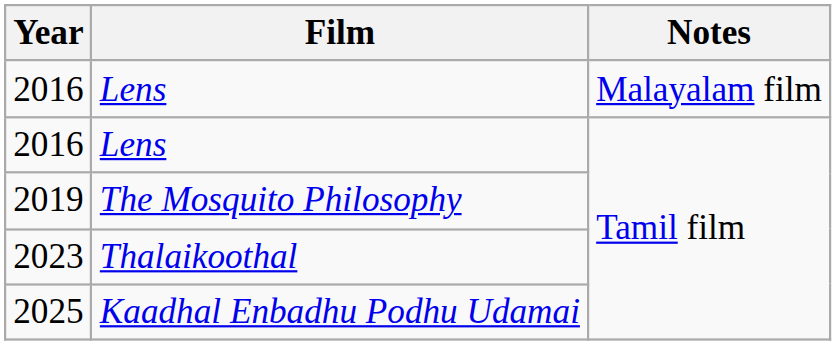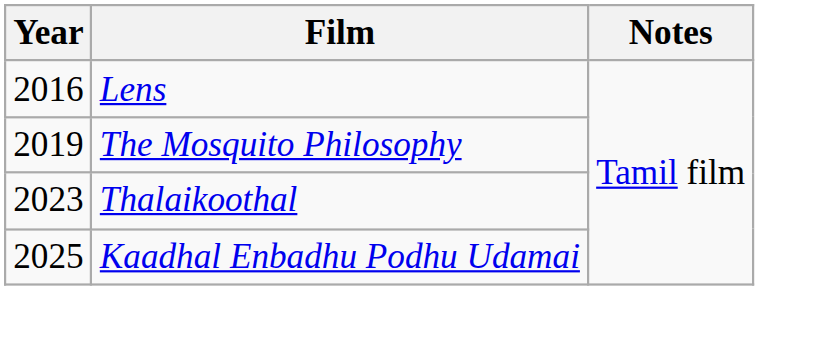- row: (48, 88)
